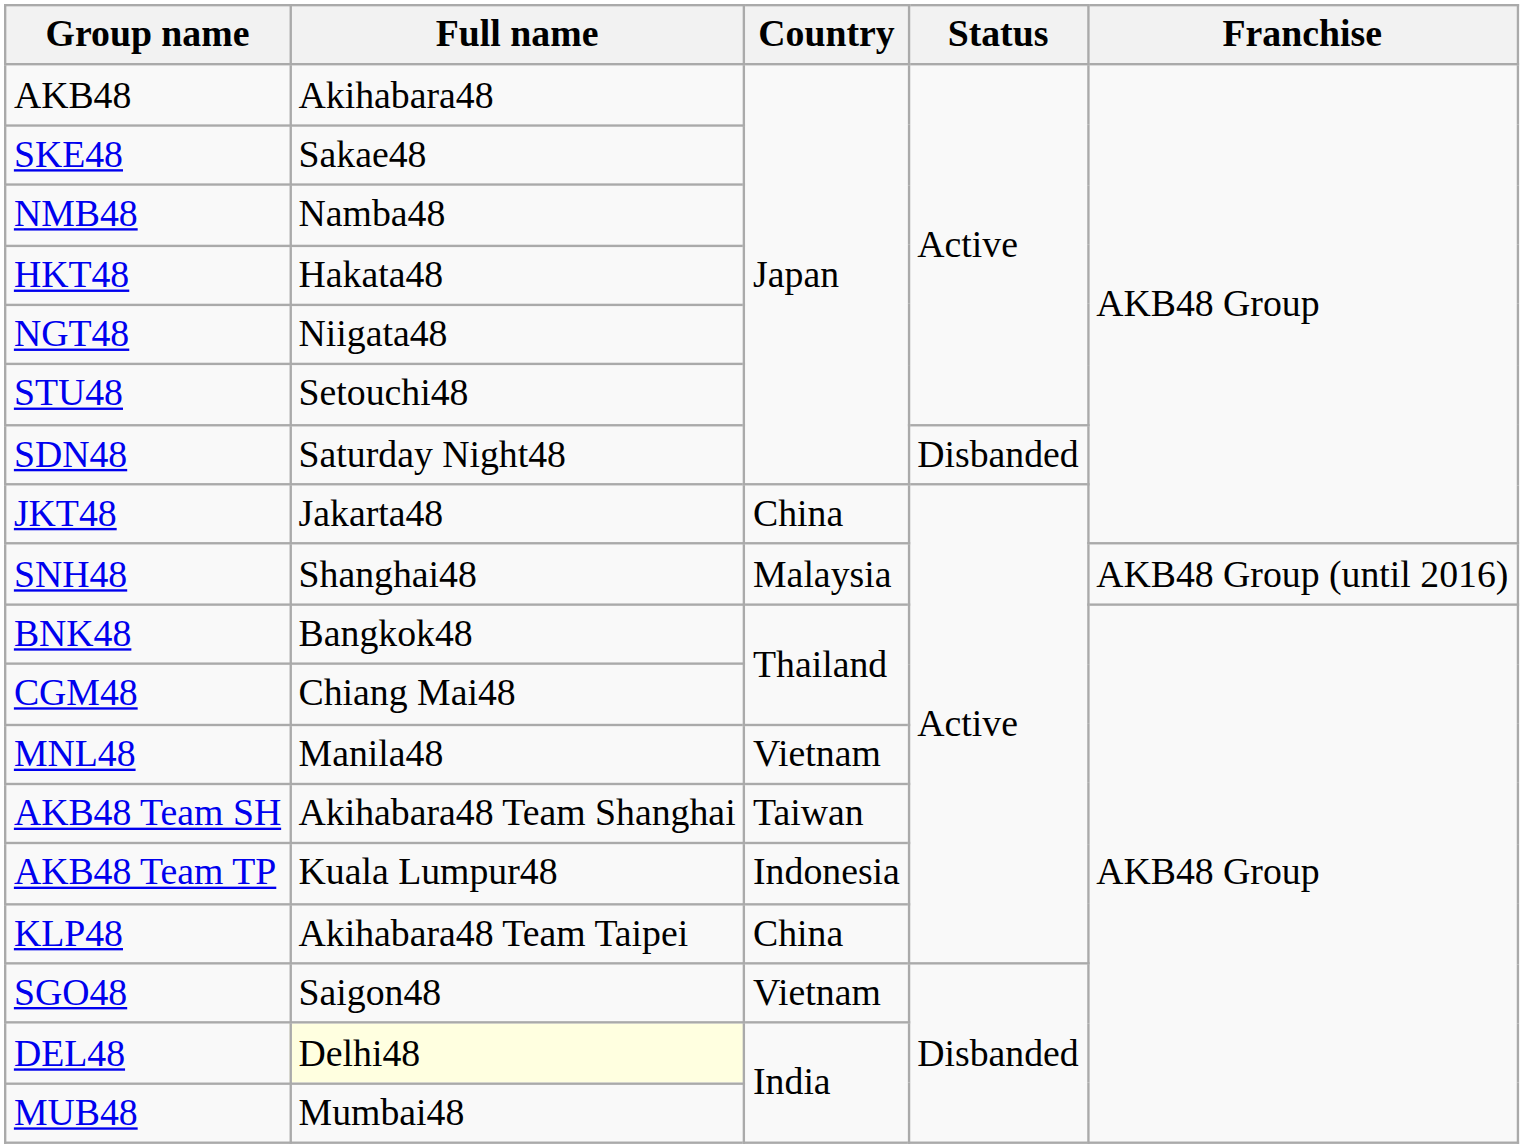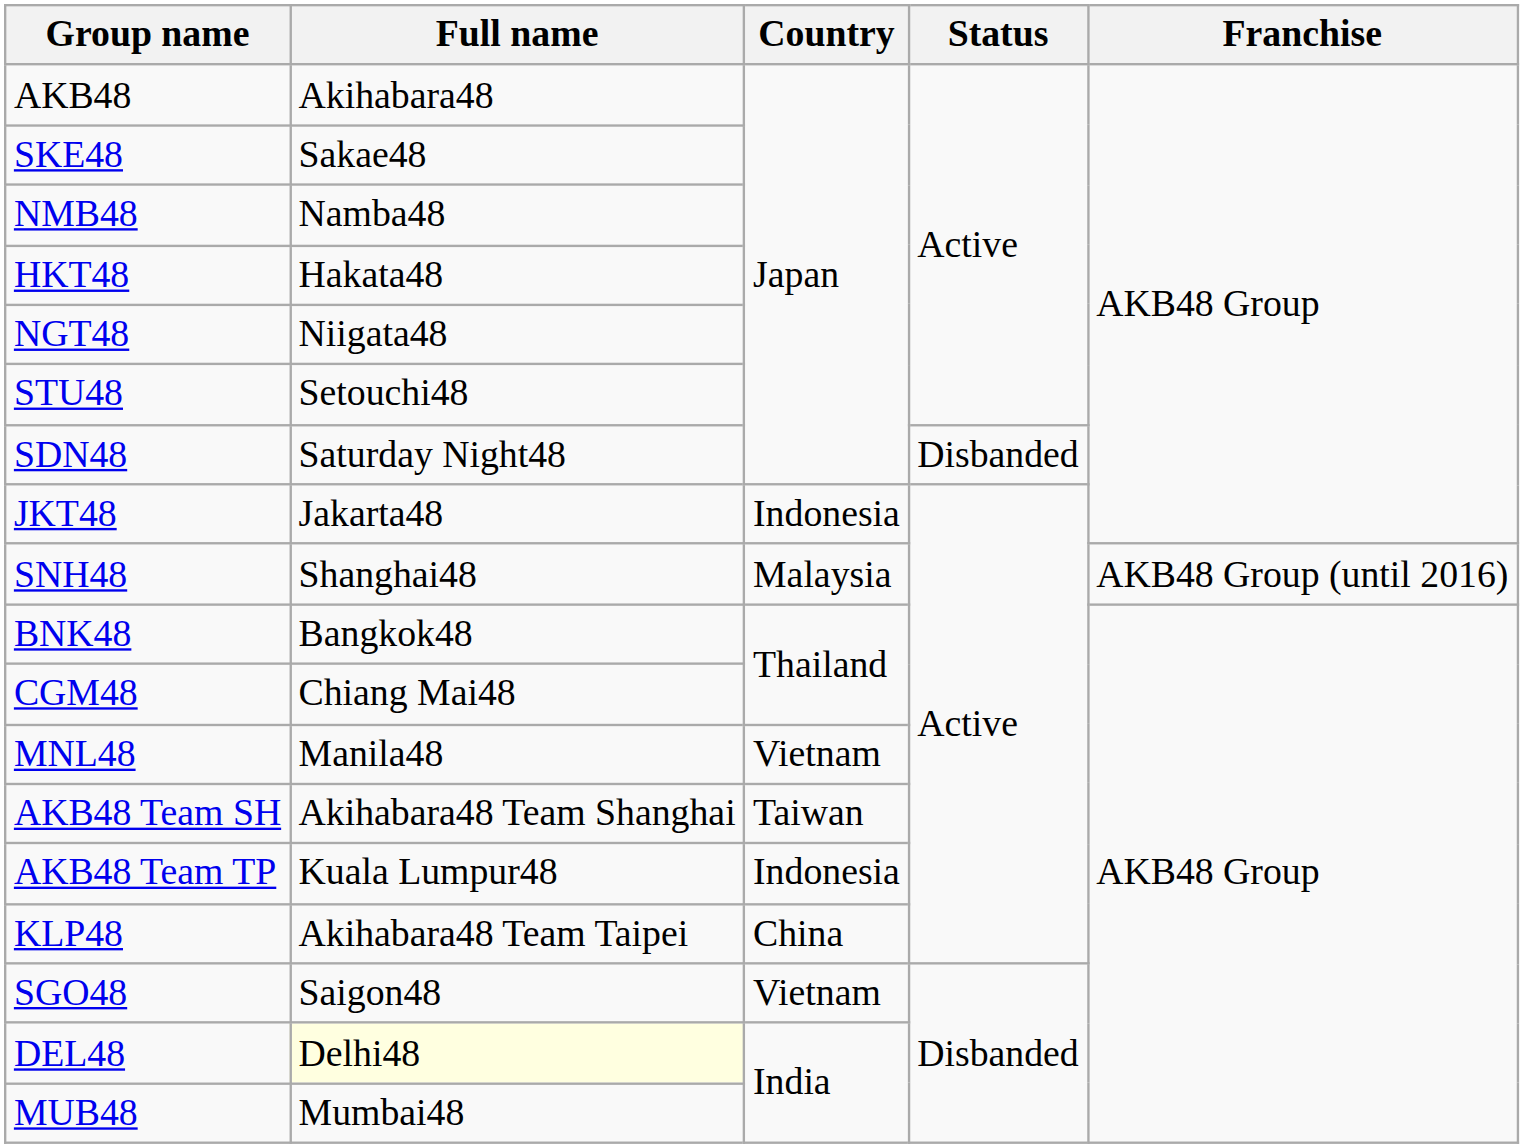(798, 513) China -> (826, 513) Indonesia
